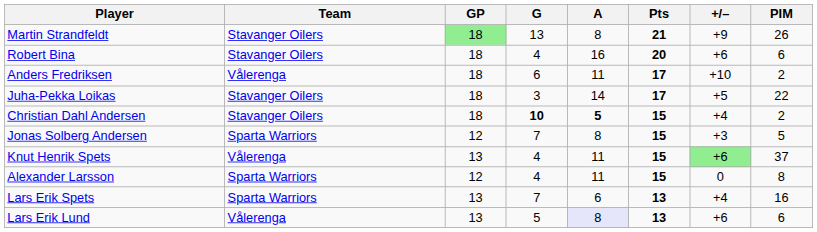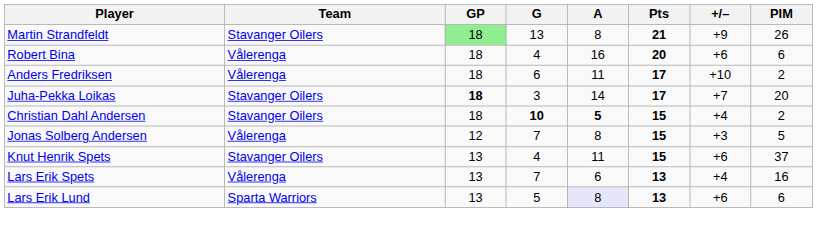(275, 55) Stavanger Oilers -> (257, 55) Vålerenga
(476, 95) normal -> (476, 95) bold
(720, 95) +5 -> (720, 95) +7
(781, 95) 22 -> (781, 95) 20
(272, 136) Sparta Warriors -> (257, 136) Vålerenga
(257, 156) Vålerenga -> (275, 156) Stavanger Oilers
(720, 156) lightgreen background -> (720, 156) no background
- row: (61, 177)
(272, 197) Sparta Warriors -> (257, 177) Vålerenga
(257, 217) Vålerenga -> (272, 197) Sparta Warriors
